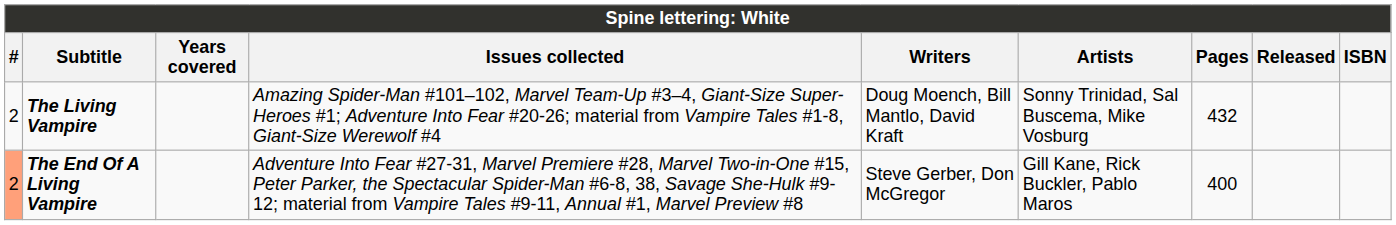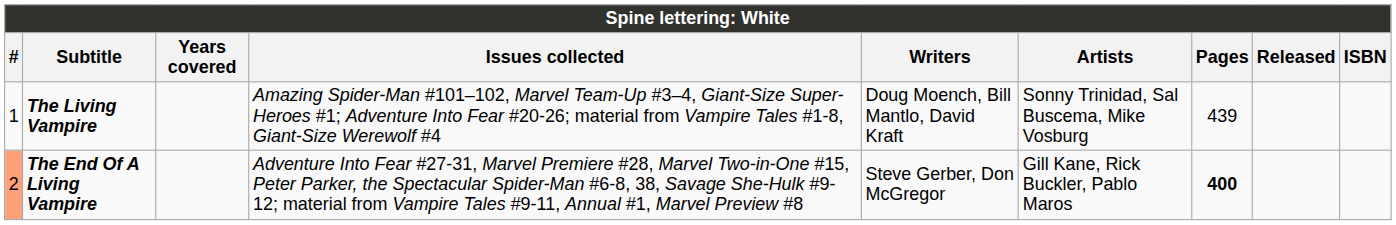(14, 115) 2 -> (14, 115) 1
(1222, 115) 432 -> (1222, 115) 439
(1222, 184) normal -> (1222, 184) bold
